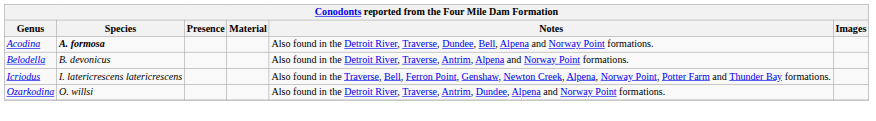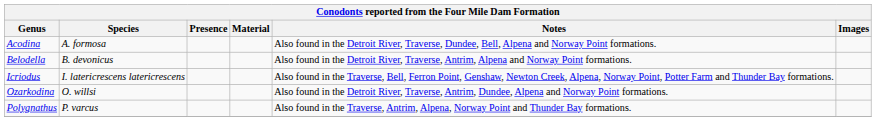(82, 44) bold -> (84, 44) normal
+ row: (32, 108)
